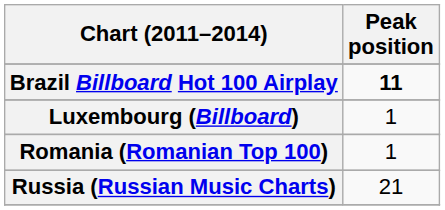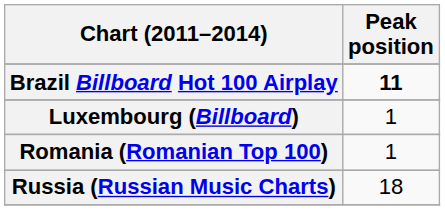(391, 186) 21 -> (391, 186) 18
